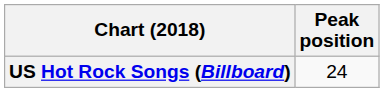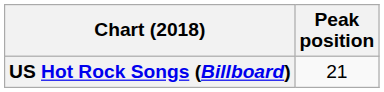(337, 71) 24 -> (337, 71) 21
